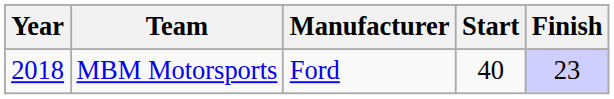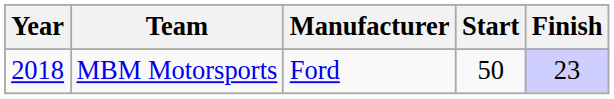(491, 70) 40 -> (491, 70) 50
